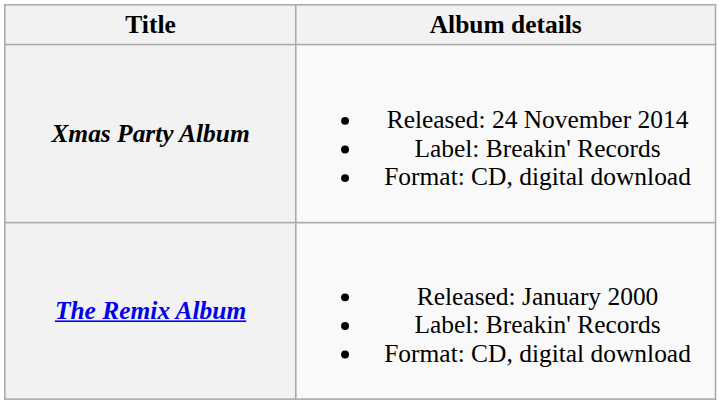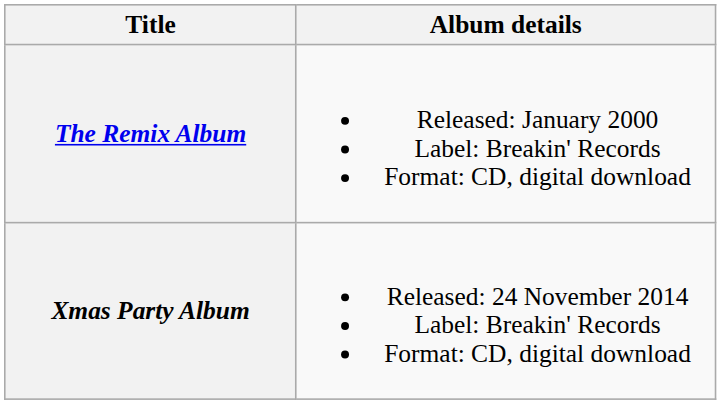rows swapped: (151, 310) <-> (151, 133)
